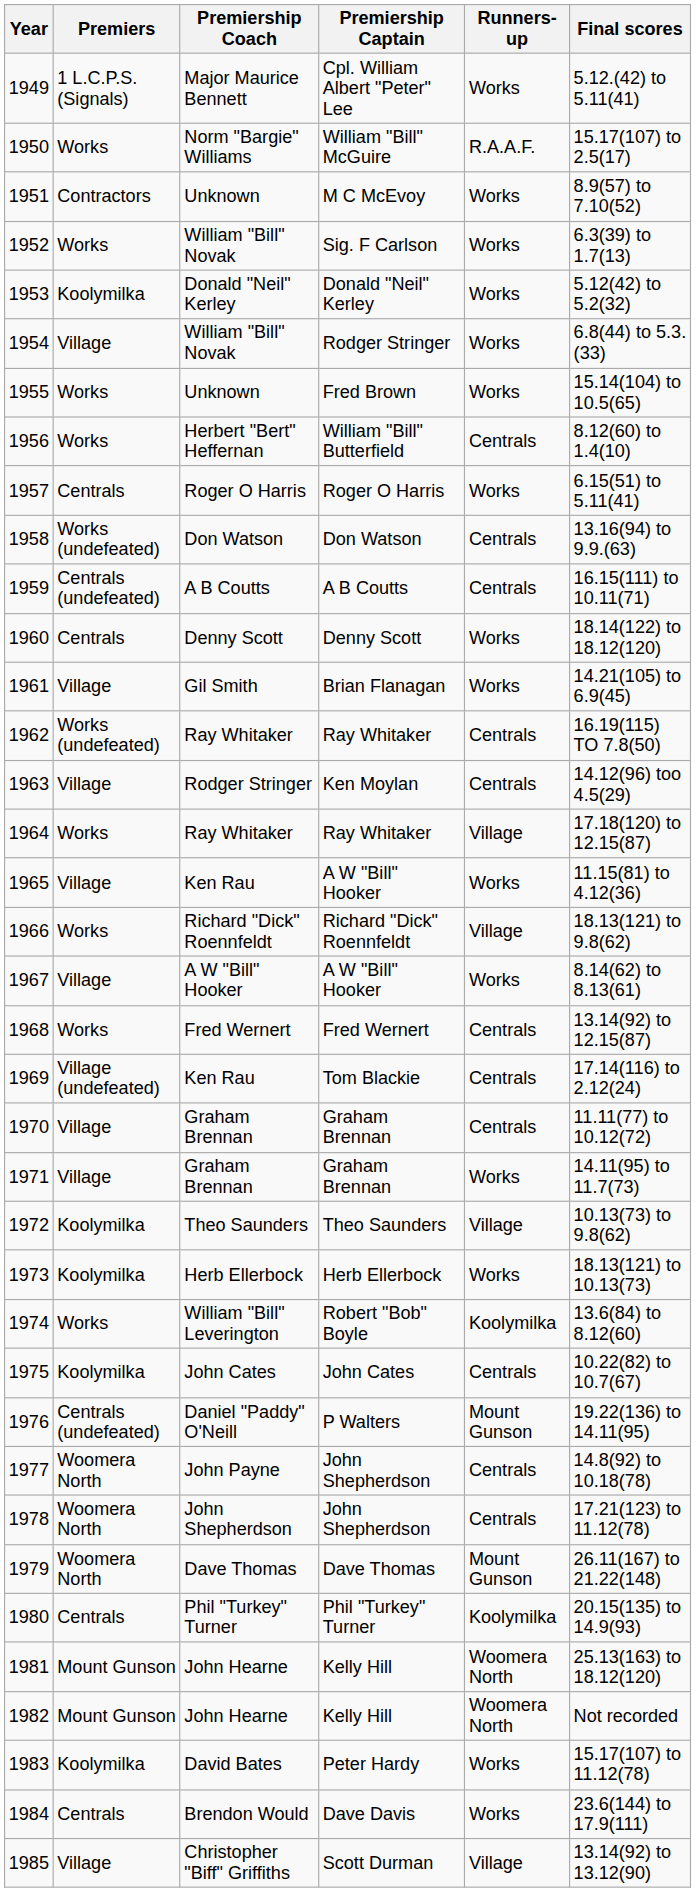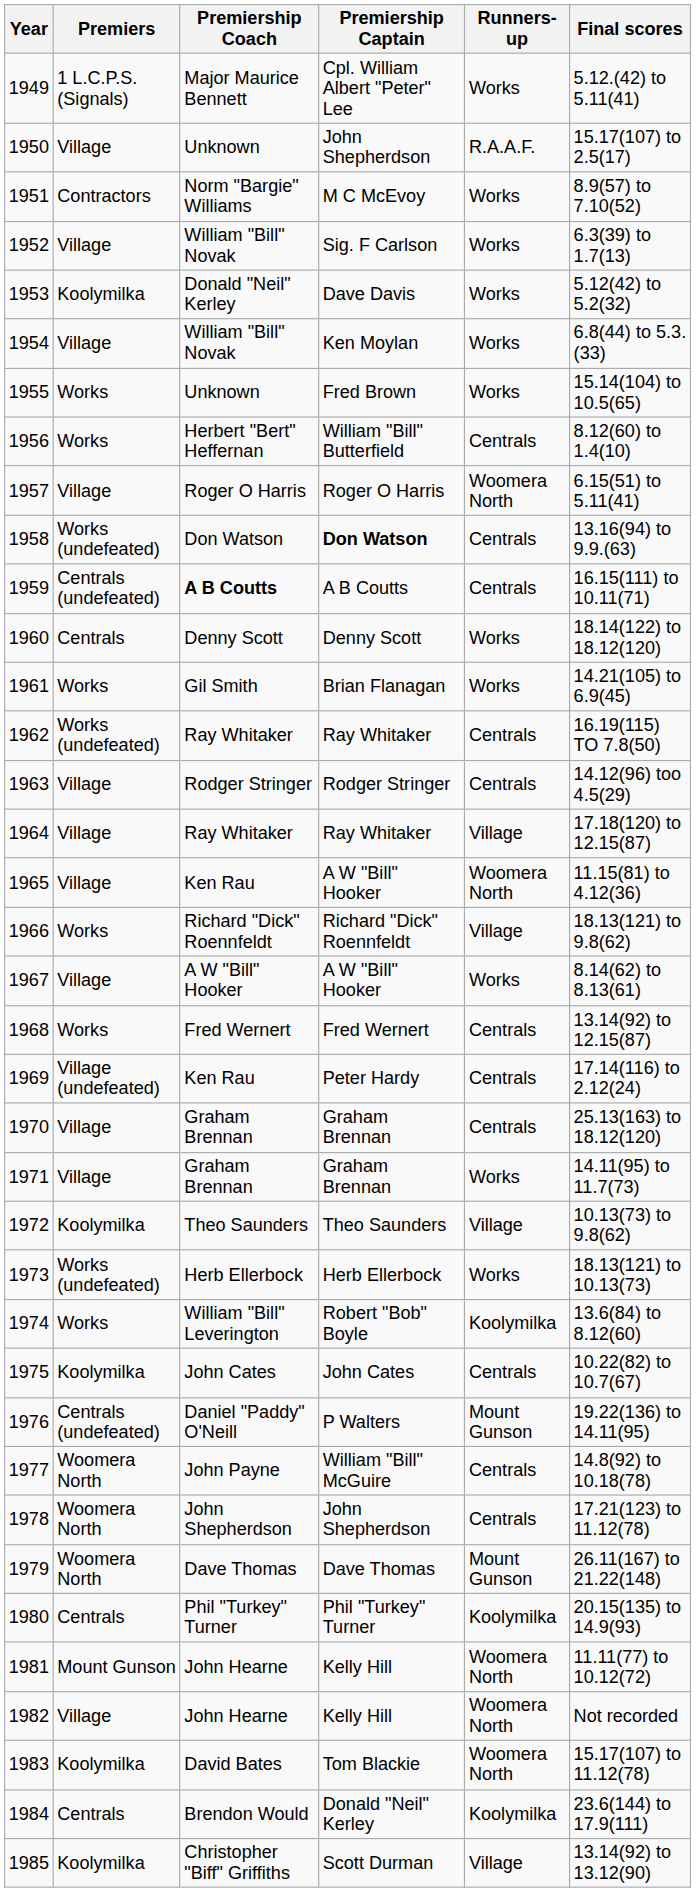(83, 147) Works -> (84, 147) Village
(242, 147) Norm "Bargie" Williams -> (222, 147) Unknown
(373, 147) William "Bill" McGuire -> (376, 147) John Shepherdson
(222, 196) Unknown -> (242, 196) Norm "Bargie" Williams
(83, 245) Works -> (84, 245) Village
(376, 294) Donald "Neil" Kerley -> (369, 294) Dave Davis
(387, 343) Rodger Stringer -> (370, 343) Ken Moylan
(91, 490) Centrals -> (84, 490) Village
(494, 490) Works -> (508, 490) Woomera North
(372, 539) normal -> (375, 539) bold
(227, 588) normal -> (231, 588) bold
(84, 686) Village -> (83, 686) Works
(370, 784) Ken Moylan -> (387, 784) Rodger Stringer
(83, 833) Works -> (84, 833) Village
(494, 882) Works -> (508, 882) Woomera North
(371, 1078) Tom Blackie -> (371, 1078) Peter Hardy
(621, 1127) 11.11(77) to 10.12(72) -> (627, 1127) 25.13(163) to 18.12(120)
(101, 1274) Koolymilka -> (109, 1274) Works (undefeated)
(376, 1470) John Shepherdson -> (373, 1470) William "Bill" McGuire
(627, 1666) 25.13(163) to 18.12(120) -> (621, 1666) 11.11(77) to 10.12(72)
(117, 1715) Mount Gunson -> (84, 1715) Village
(371, 1764) Peter Hardy -> (371, 1764) Tom Blackie
(494, 1764) Works -> (508, 1764) Woomera North
(369, 1813) Dave Davis -> (376, 1813) Donald "Neil" Kerley
(494, 1813) Works -> (513, 1813) Koolymilka
(84, 1862) Village -> (101, 1862) Koolymilka
